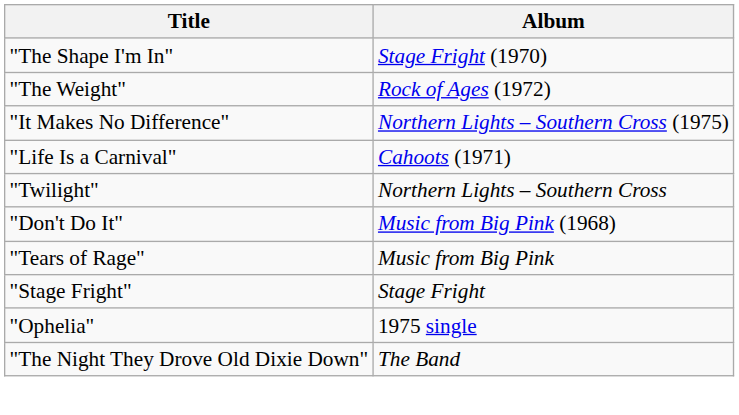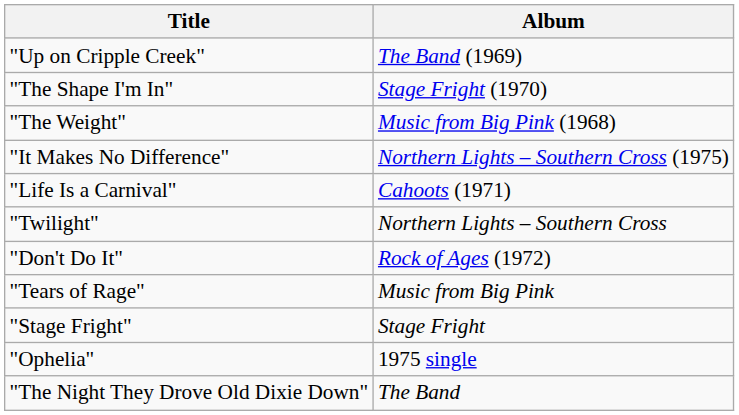+ row: (107, 55)
(464, 88) Rock of Ages (1972) -> (497, 122) Music from Big Pink (1968)
(497, 223) Music from Big Pink (1968) -> (464, 257) Rock of Ages (1972)
